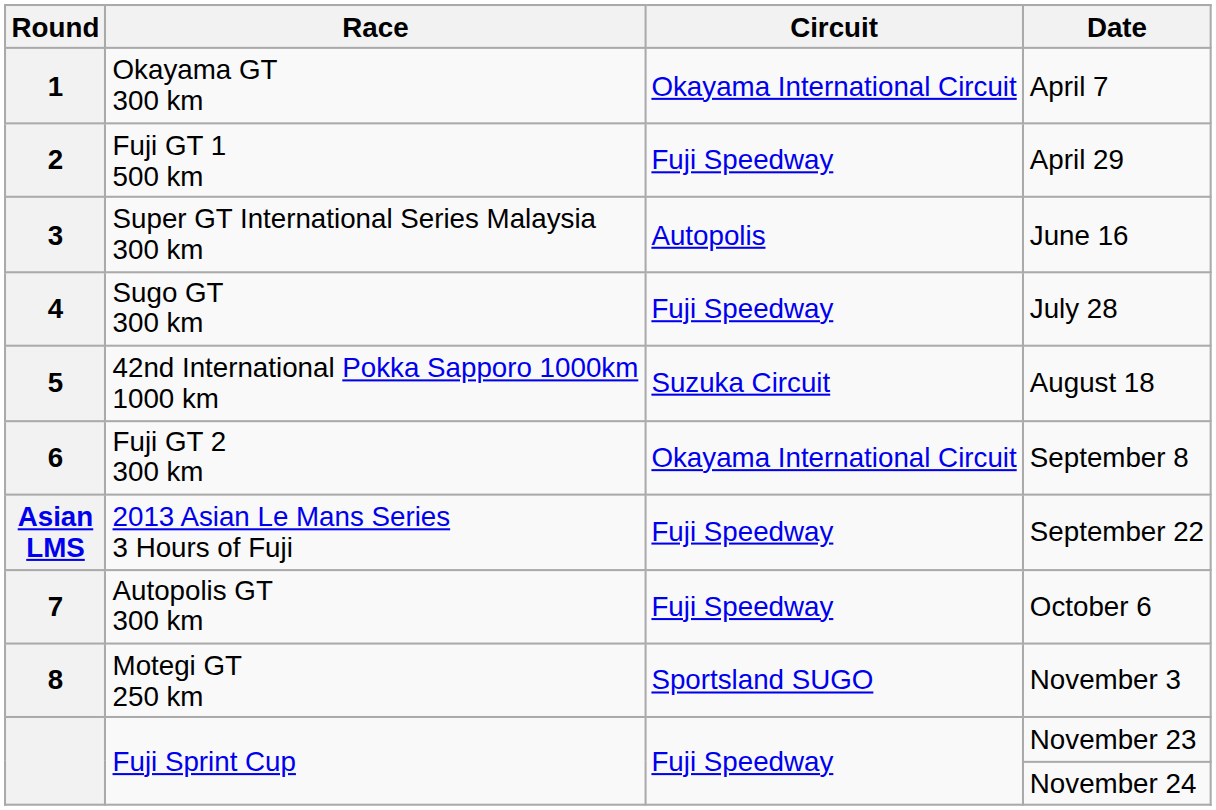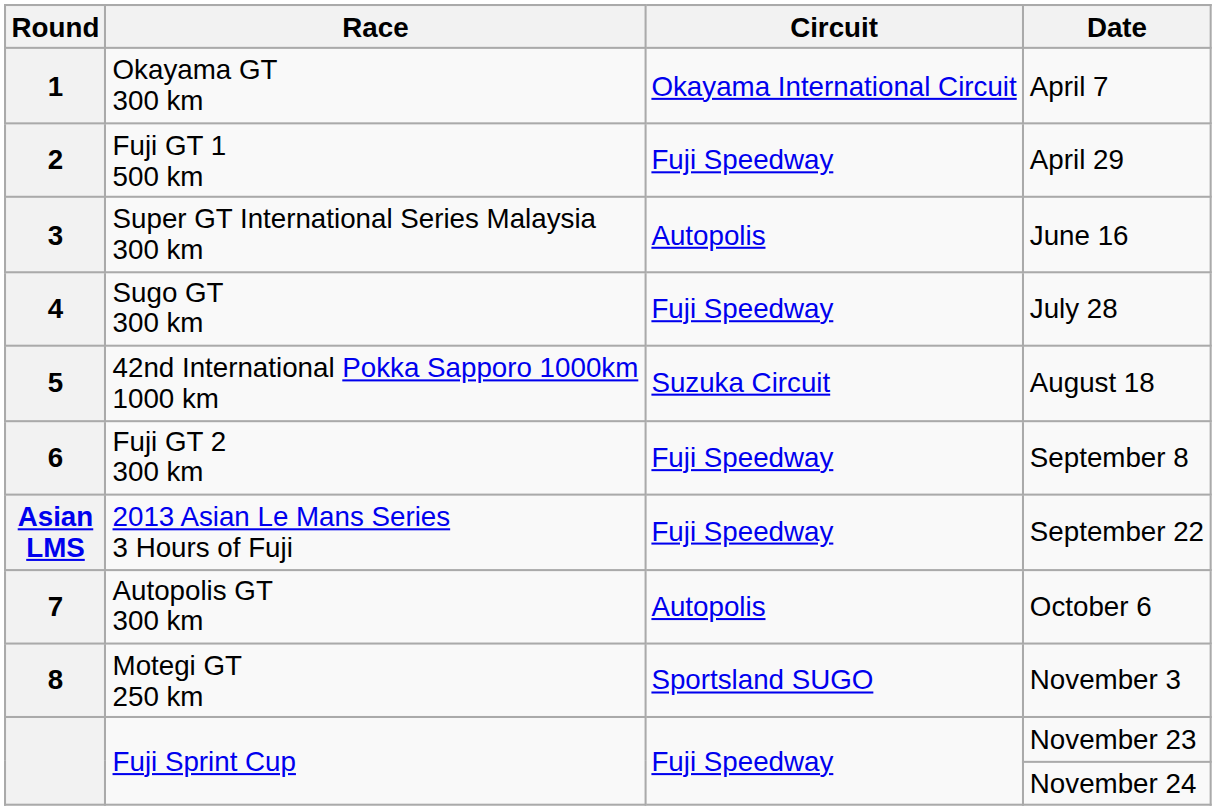(834, 457) Okayama International Circuit -> (742, 457) Fuji Speedway
(742, 606) Fuji Speedway -> (708, 606) Autopolis
